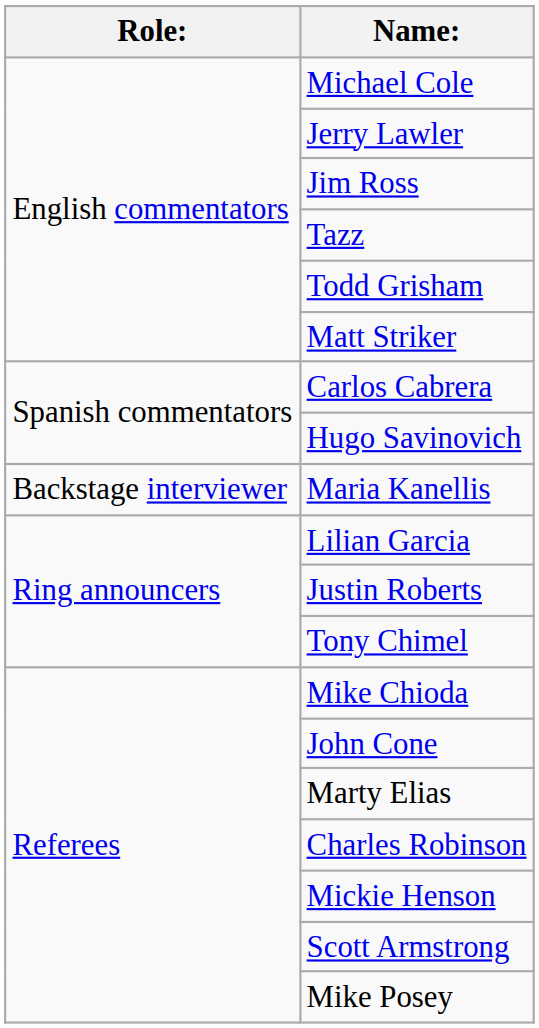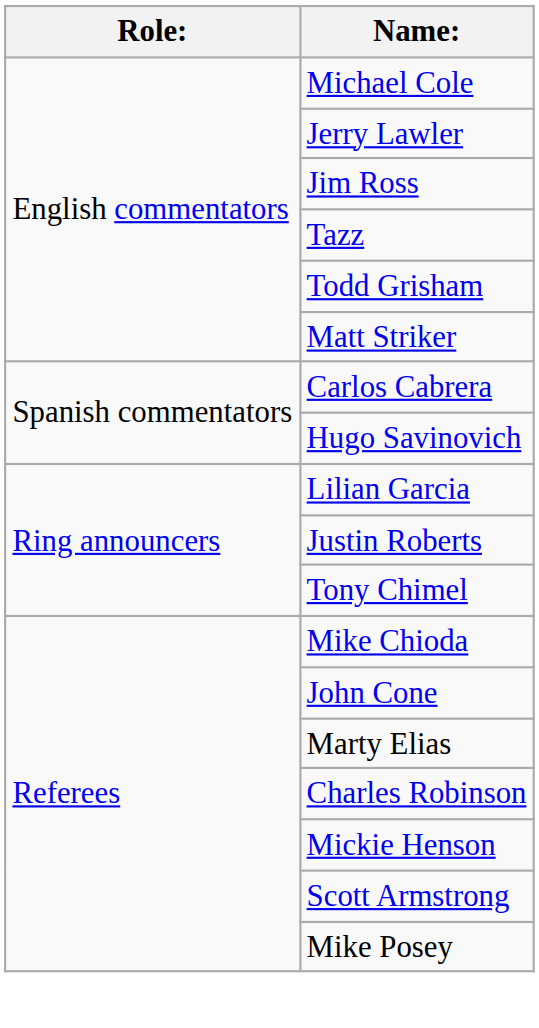- row: (399, 488)
